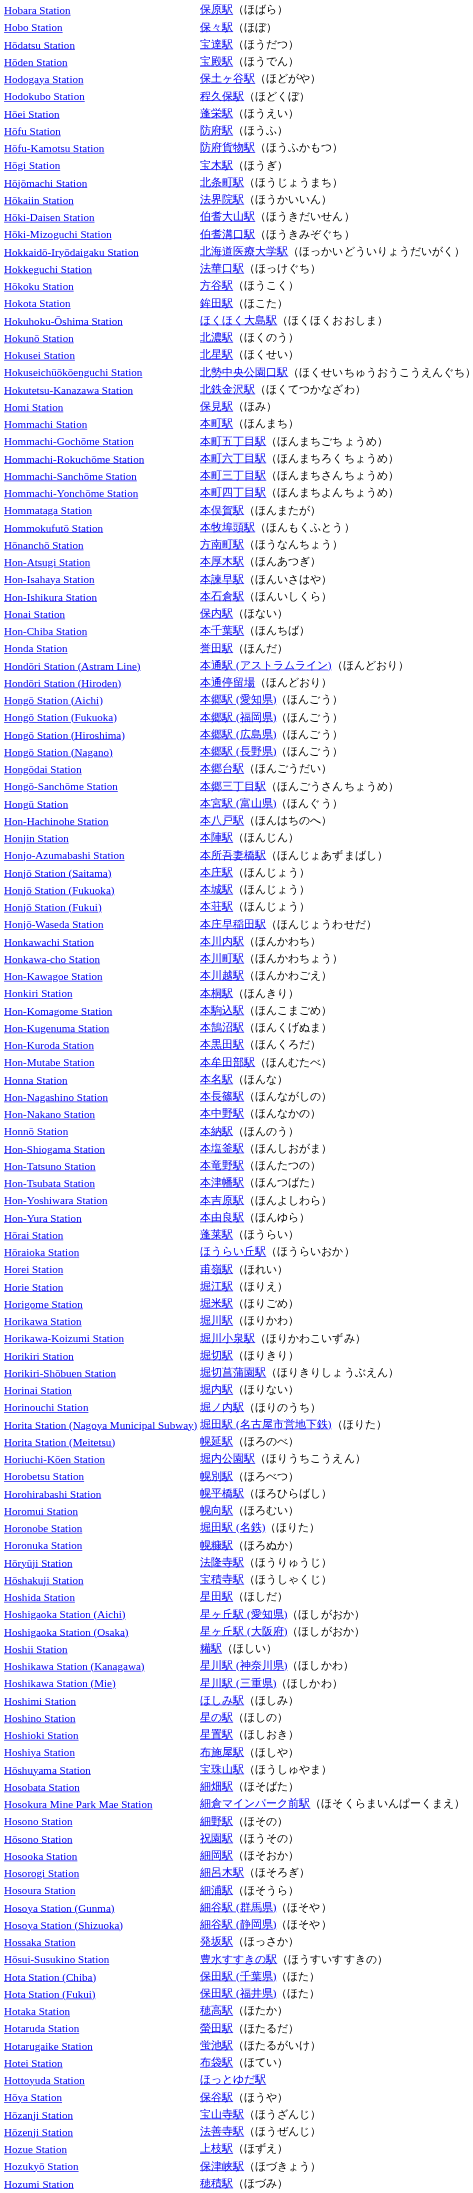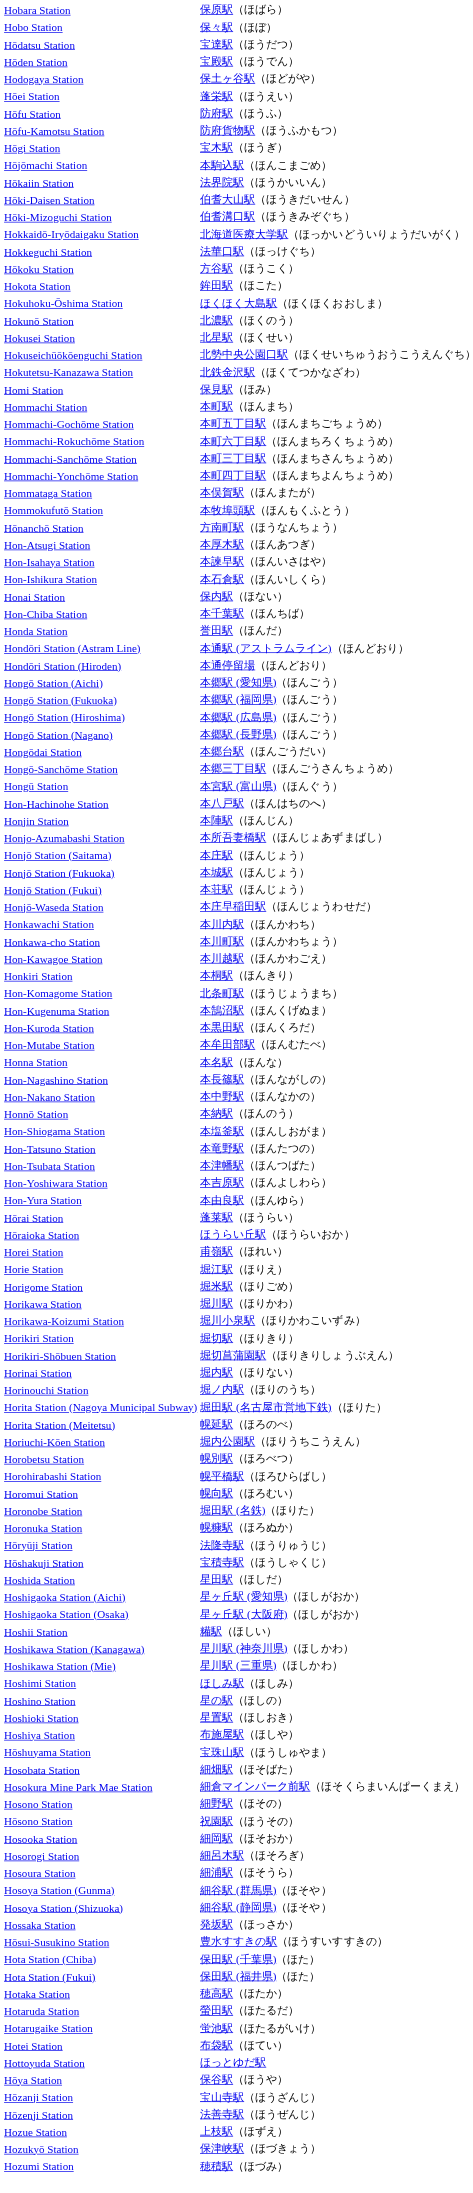- row: (44, 96)
(272, 182) 北条町駅（ほうじょうまち） -> (266, 165) 本駒込駅（ほんこまごめ）
(266, 1010) 本駒込駅（ほんこまごめ） -> (272, 993) 北条町駅（ほうじょうまち）
